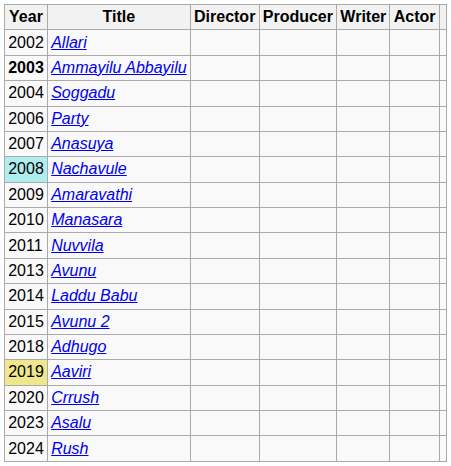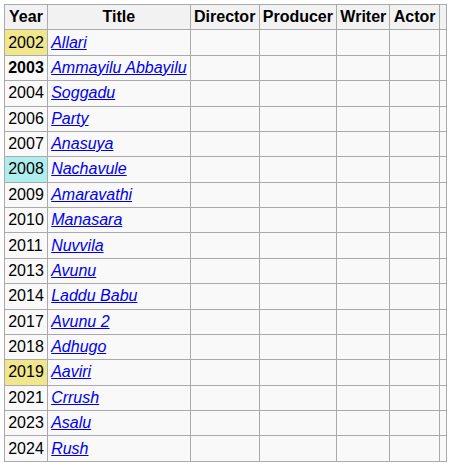(26, 42) no background -> (26, 42) khaki background
(26, 321) 2015 -> (26, 321) 2017
(26, 397) 2020 -> (26, 397) 2021
